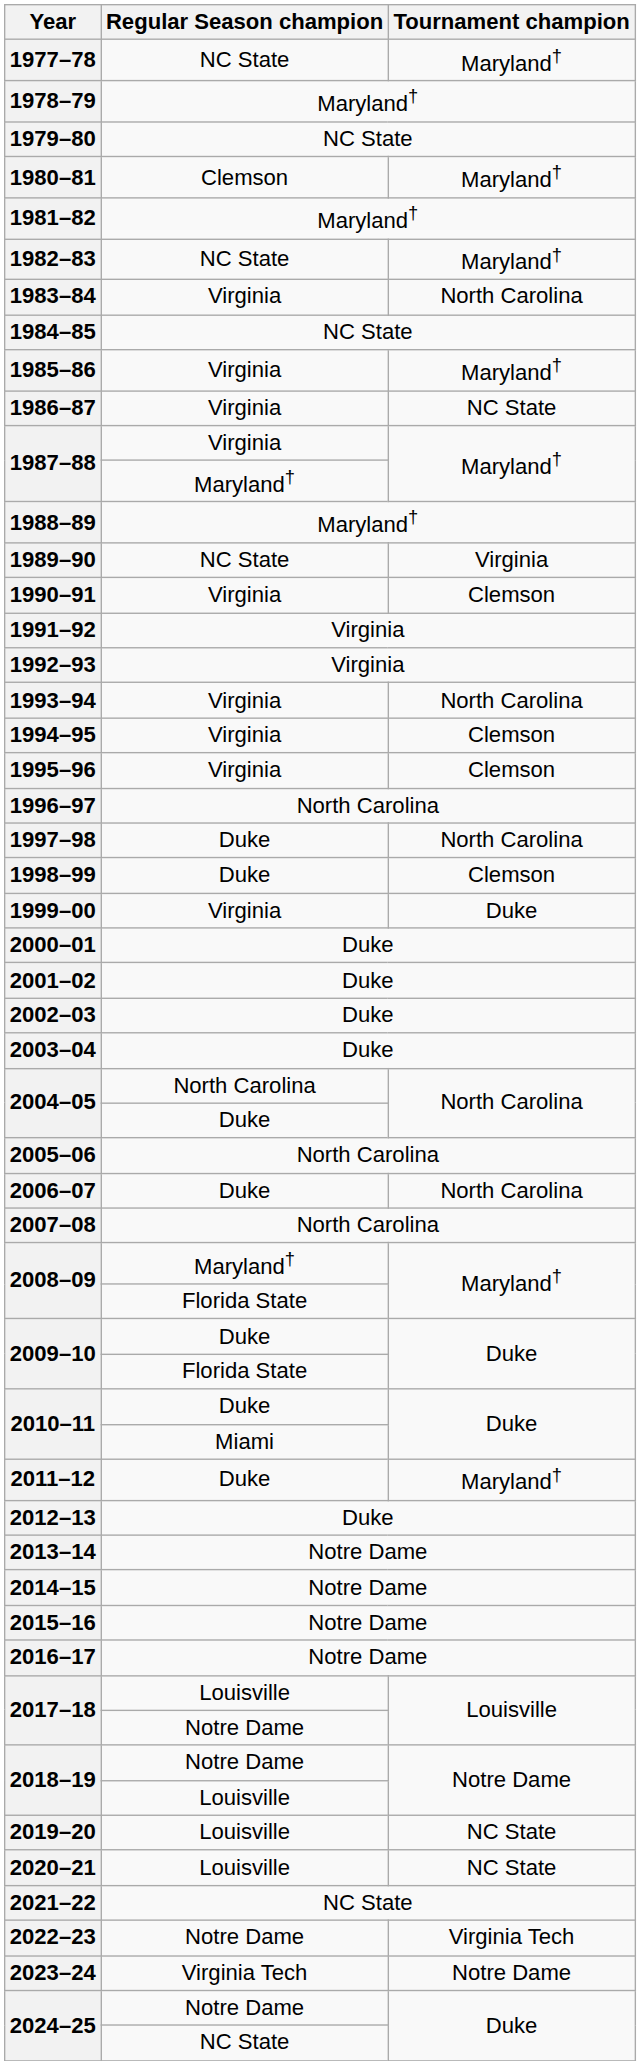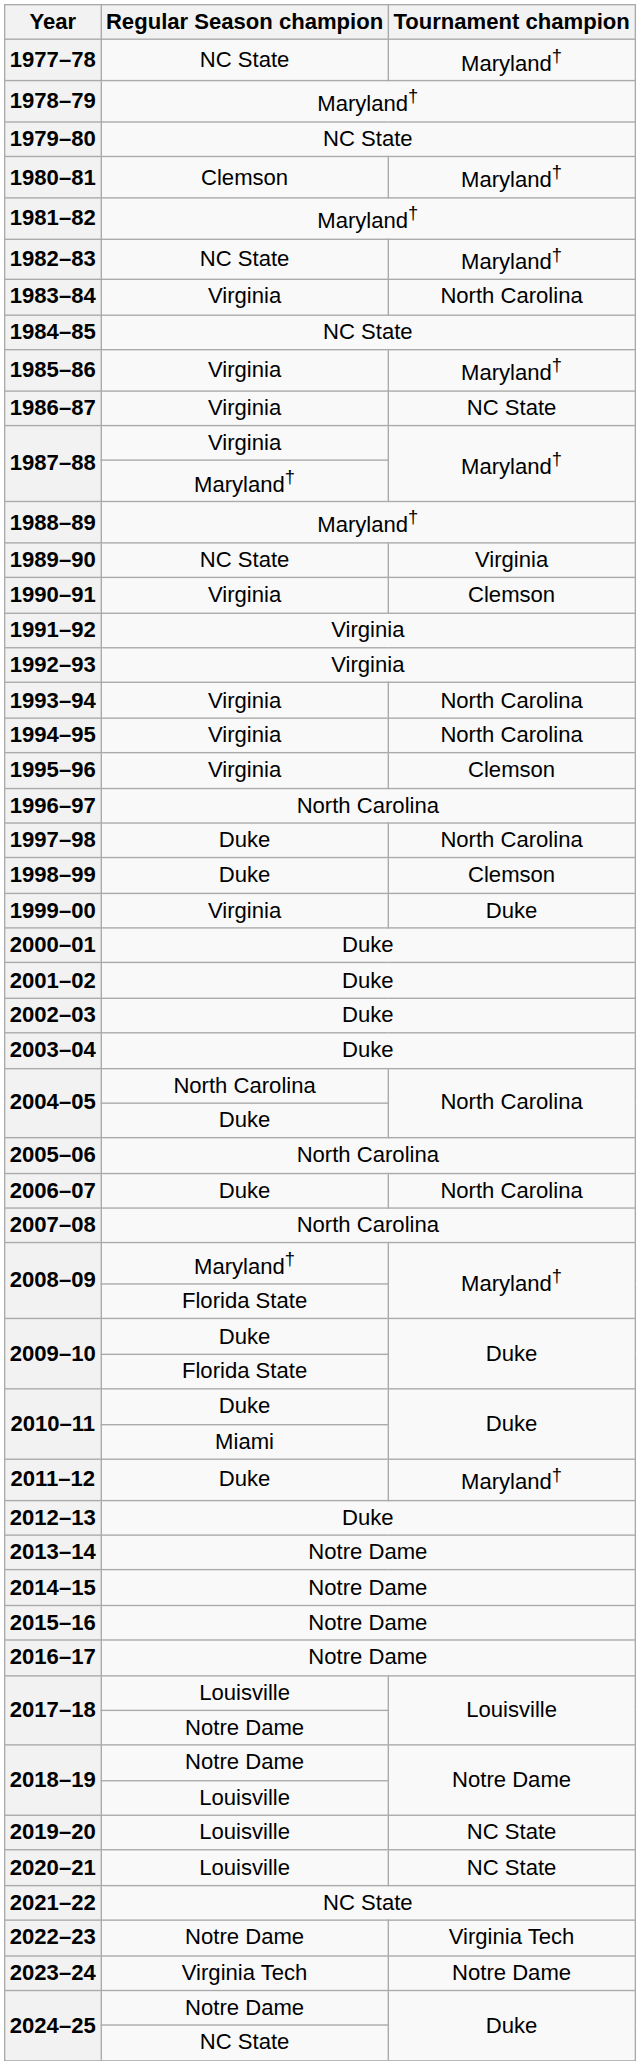(512, 735) Clemson -> (512, 735) North Carolina
